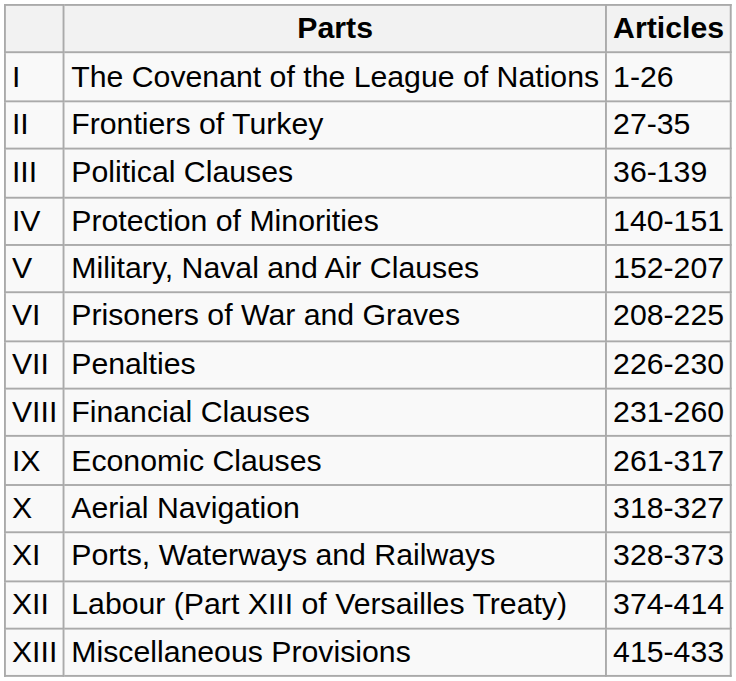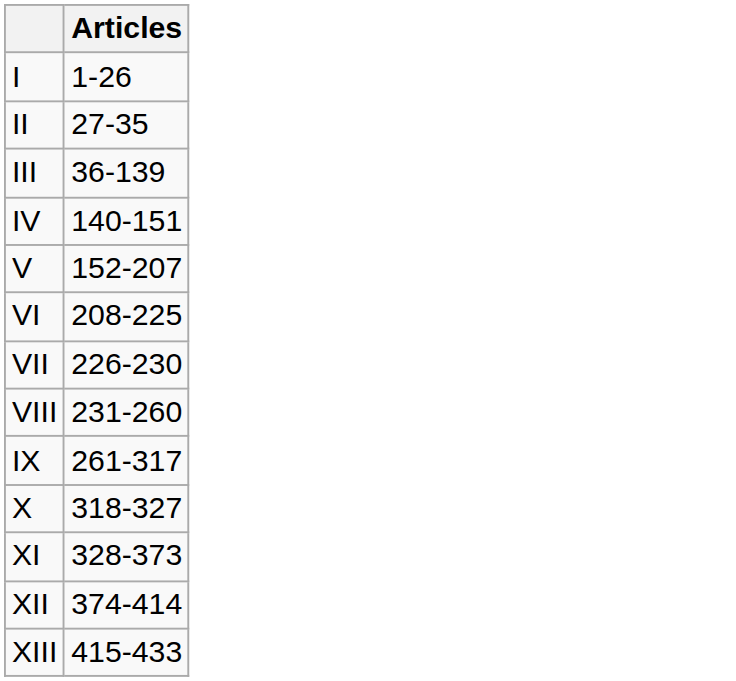- column: (335, 28)
